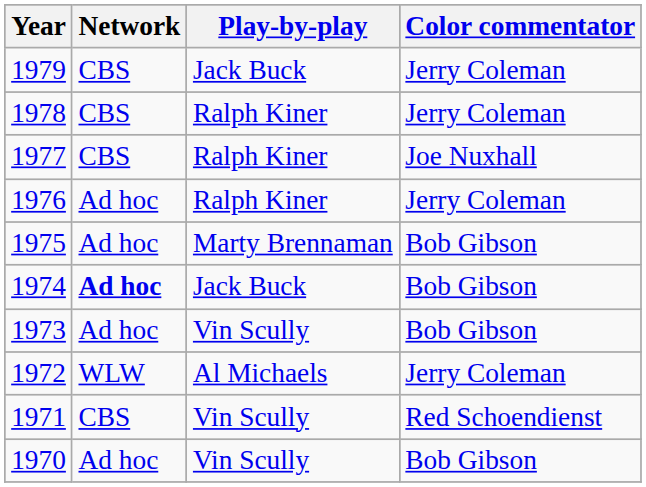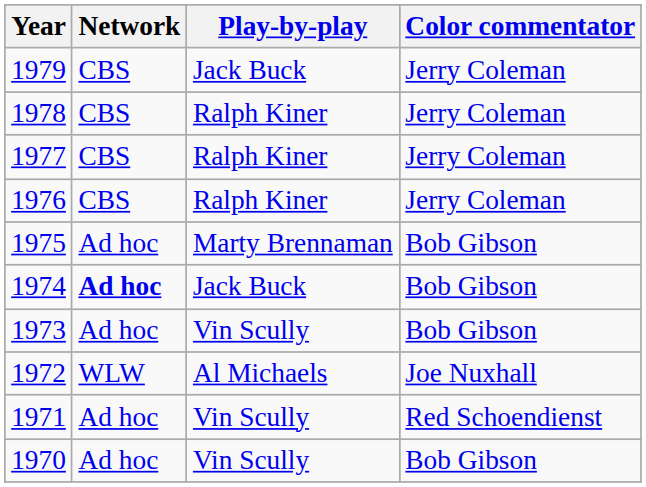(471, 156) Joe Nuxhall -> (486, 156) Jerry Coleman
(118, 199) Ad hoc -> (104, 199) CBS
(486, 373) Jerry Coleman -> (471, 373) Joe Nuxhall
(104, 416) CBS -> (118, 416) Ad hoc
